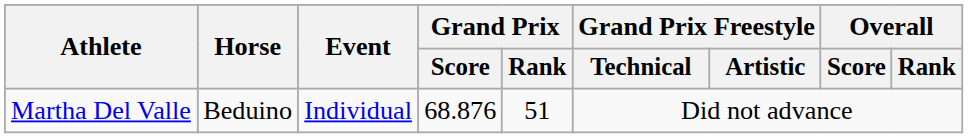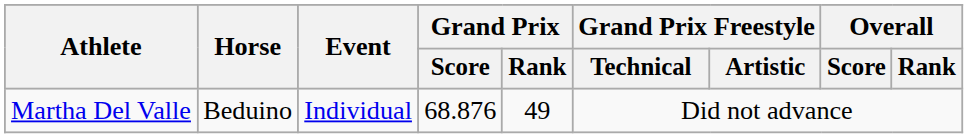(537, 110) 51 -> (537, 110) 49
